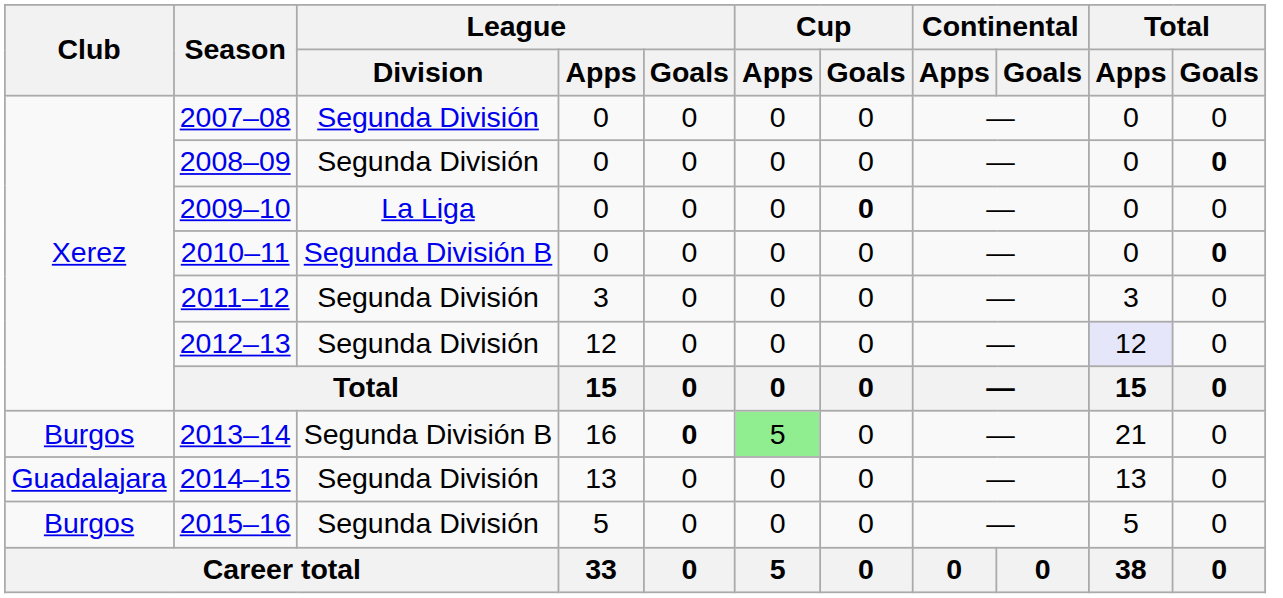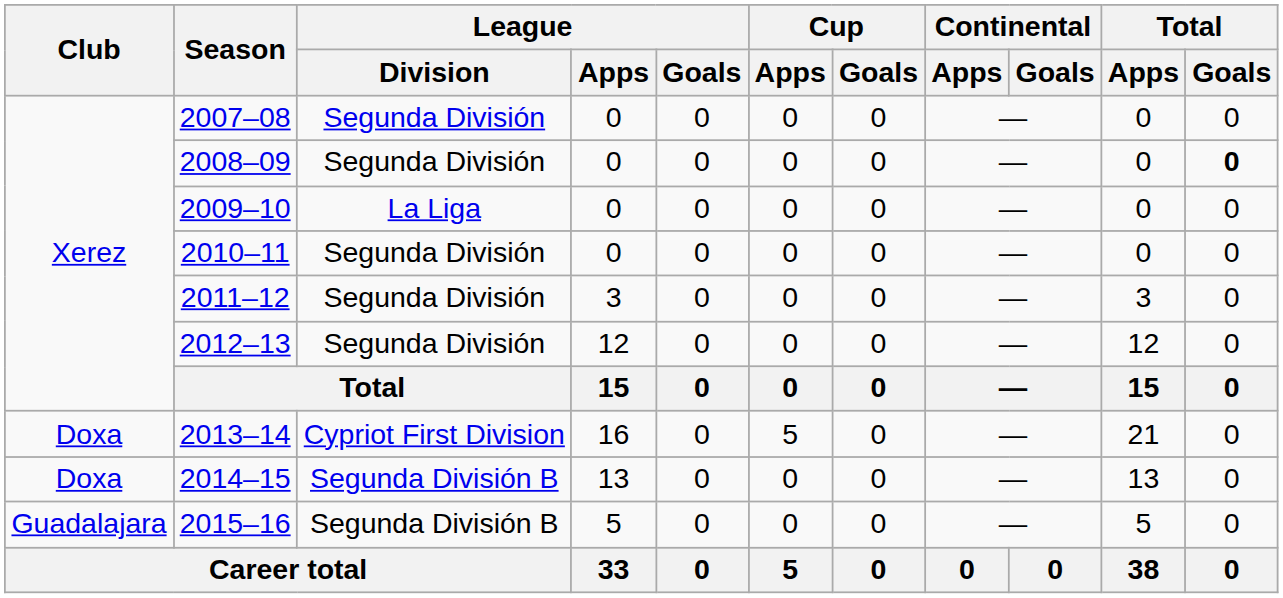(866, 207) bold -> (879, 207) normal
(428, 252) Segunda División B -> (434, 252) Segunda División
(1219, 252) bold -> (1232, 252) normal
(1131, 343) lavender background -> (1143, 343) no background
(89, 433) Burgos -> (89, 433) Doxa
(428, 433) Segunda División B -> (434, 433) Cypriot First Division
(689, 433) bold -> (702, 433) normal
(778, 433) lightgreen background -> (790, 433) no background
(89, 478) Guadalajara -> (89, 478) Doxa
(428, 478) Segunda División -> (434, 478) Segunda División B
(89, 523) Burgos -> (89, 523) Guadalajara
(428, 523) Segunda División -> (434, 523) Segunda División B
